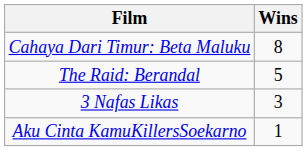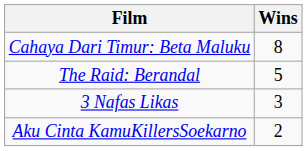(278, 131) 1 -> (278, 131) 2
